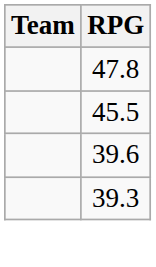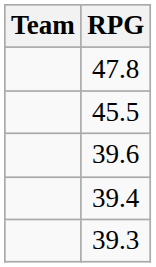+ row: (116, 197)
